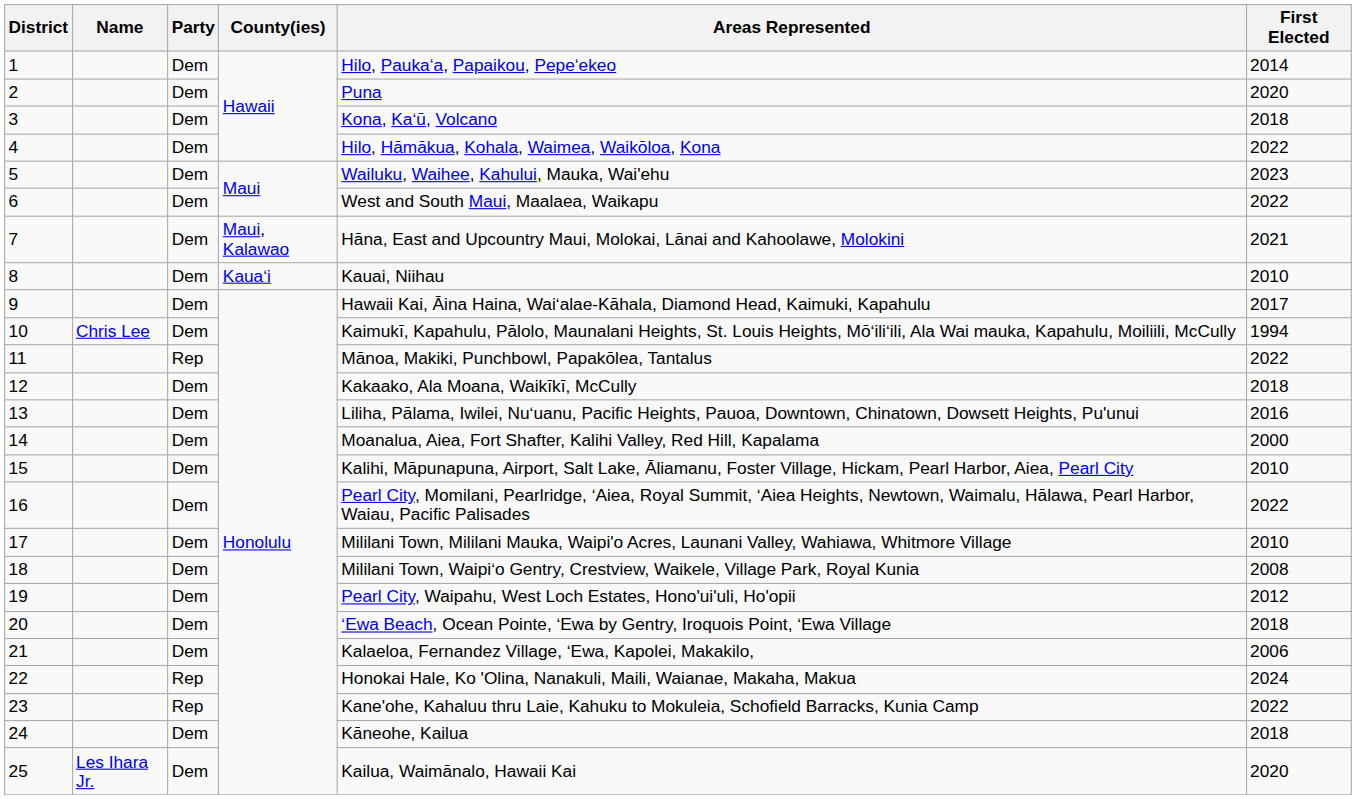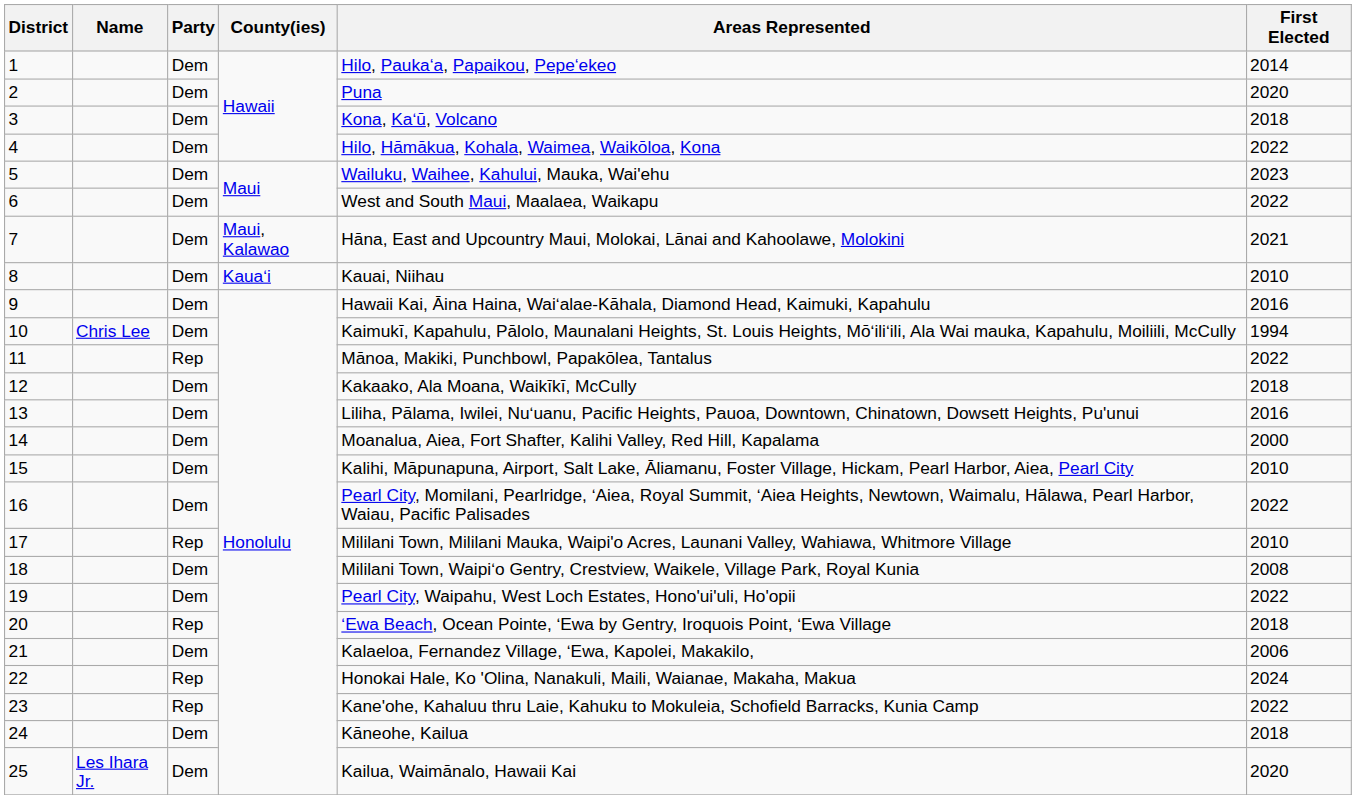(1269, 303) 2017 -> (1269, 303) 2016
(190, 542) Dem -> (188, 542) Rep
(1269, 597) 2012 -> (1269, 597) 2022
(190, 624) Dem -> (188, 624) Rep
